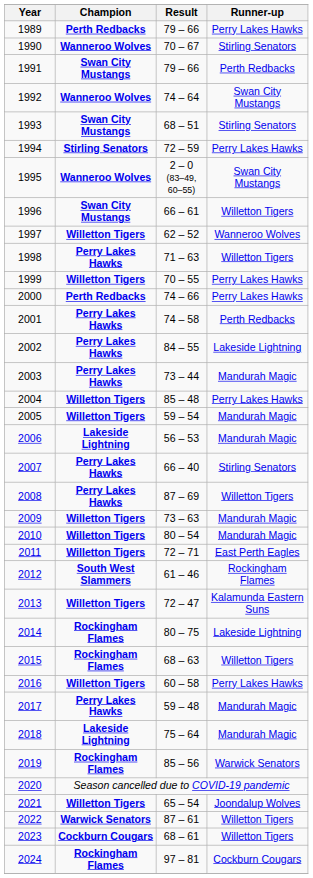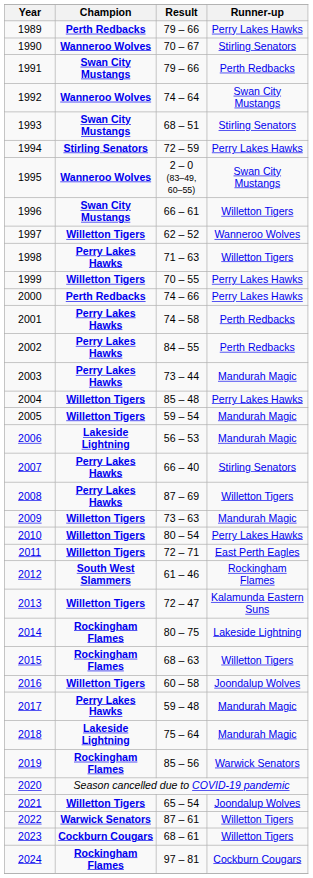(257, 348) Lakeside Lightning -> (257, 348) Perth Redbacks
(257, 535) Mandurah Magic -> (257, 535) Perry Lakes Hawks
(257, 683) Perry Lakes Hawks -> (257, 683) Joondalup Wolves
